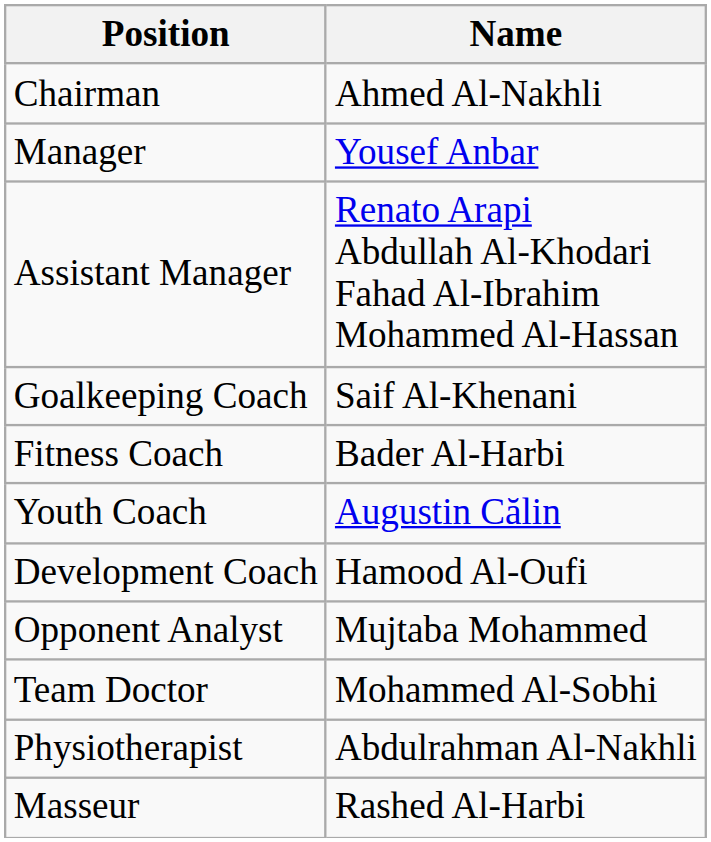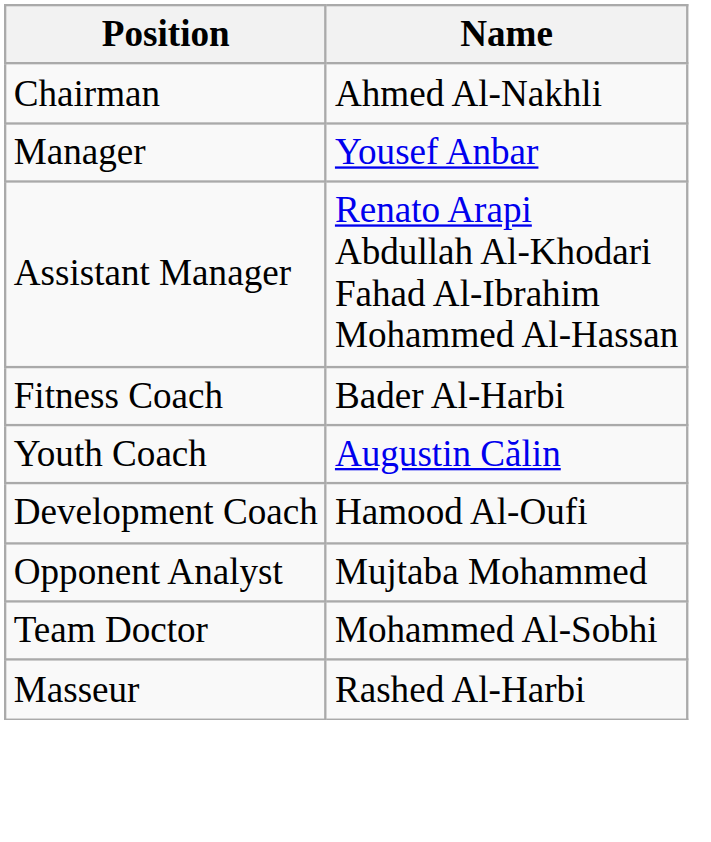- row: (161, 394)
- row: (128, 747)
